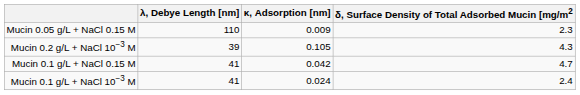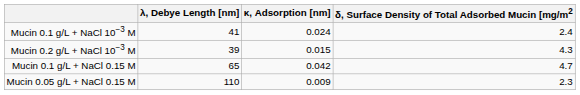rows swapped: (73, 80) <-> (71, 30)
(318, 47) 0.105 -> (318, 49) 0.015
(234, 63) 41 -> (234, 66) 65
